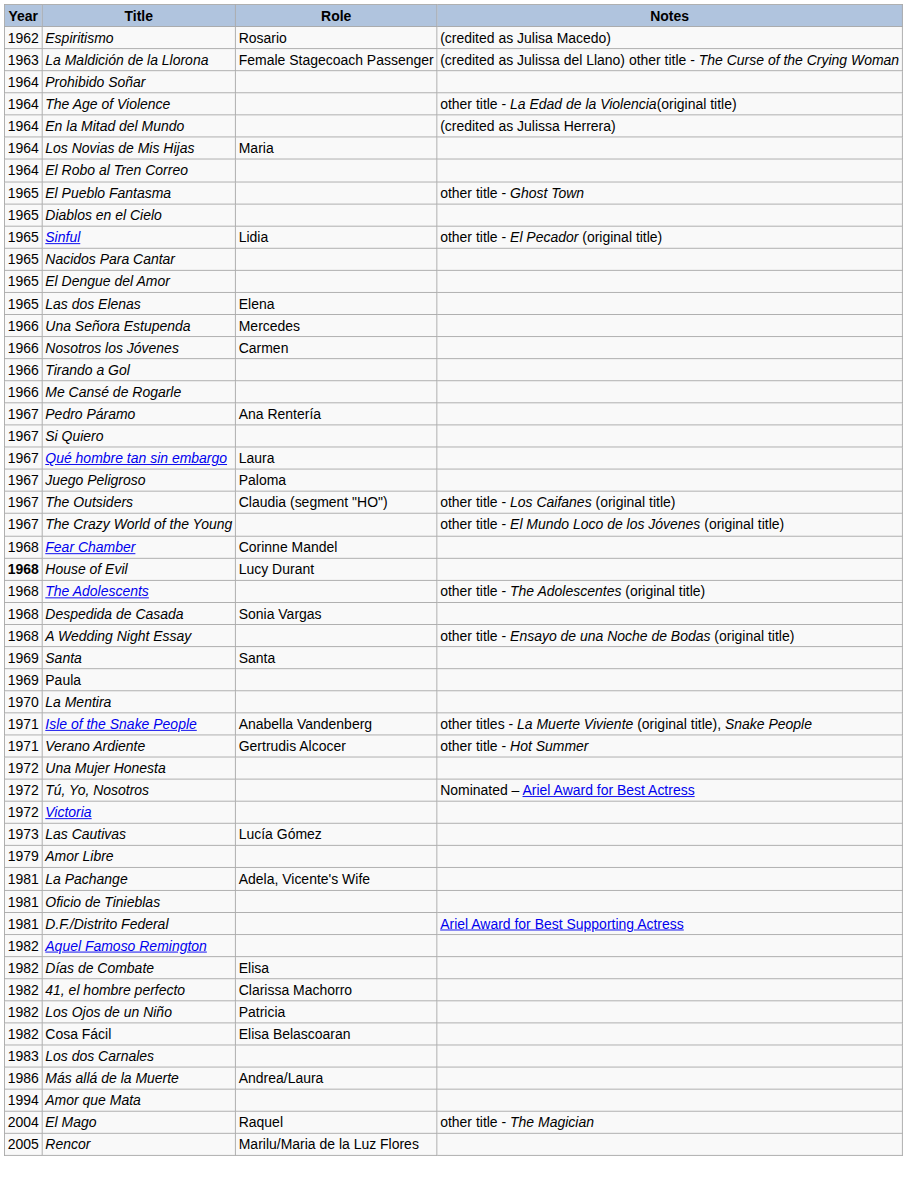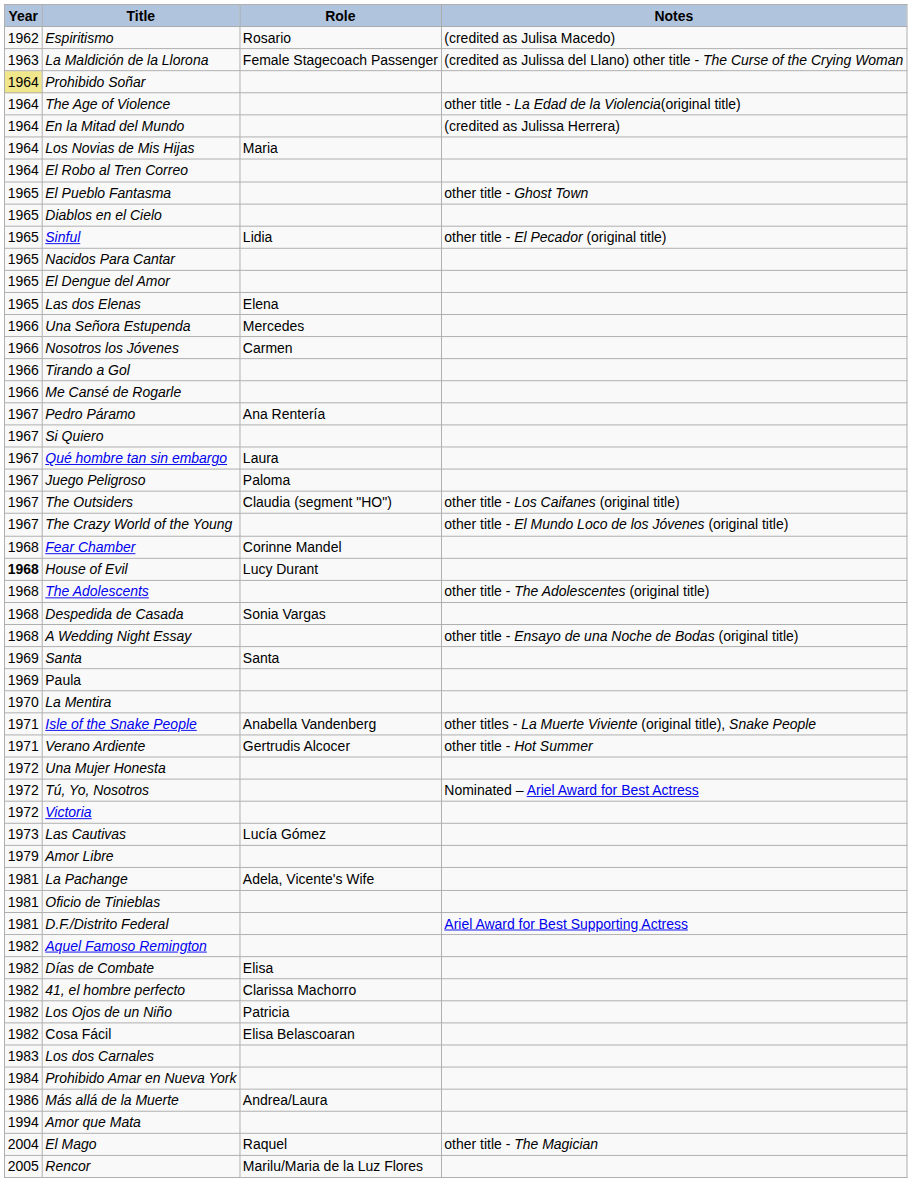(23, 82) no background -> (23, 82) khaki background
+ row: (141, 1078)
